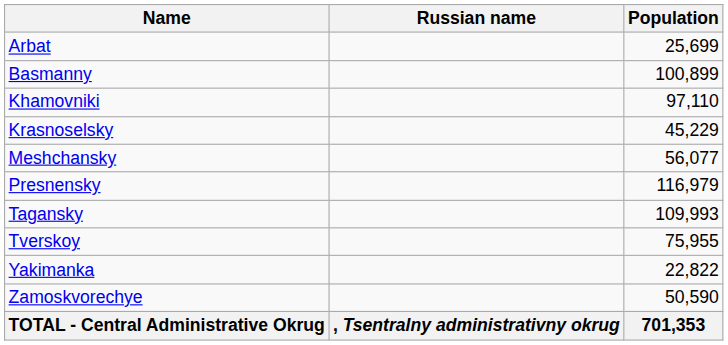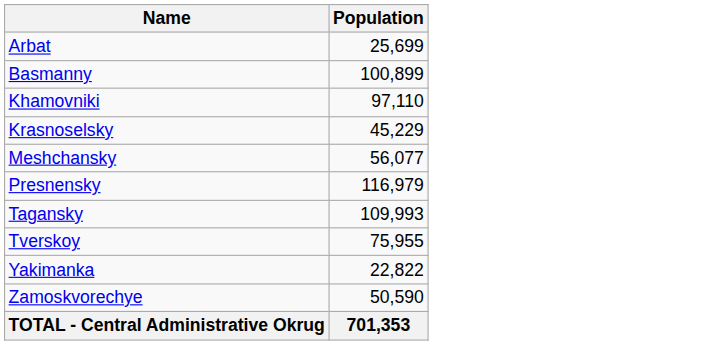- column: (476, 18)
